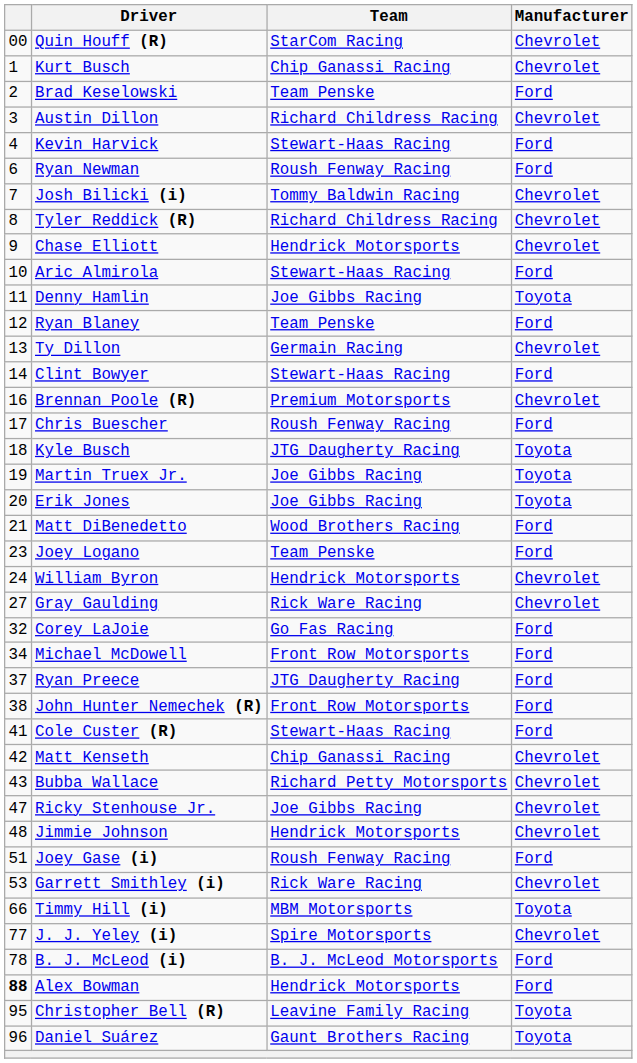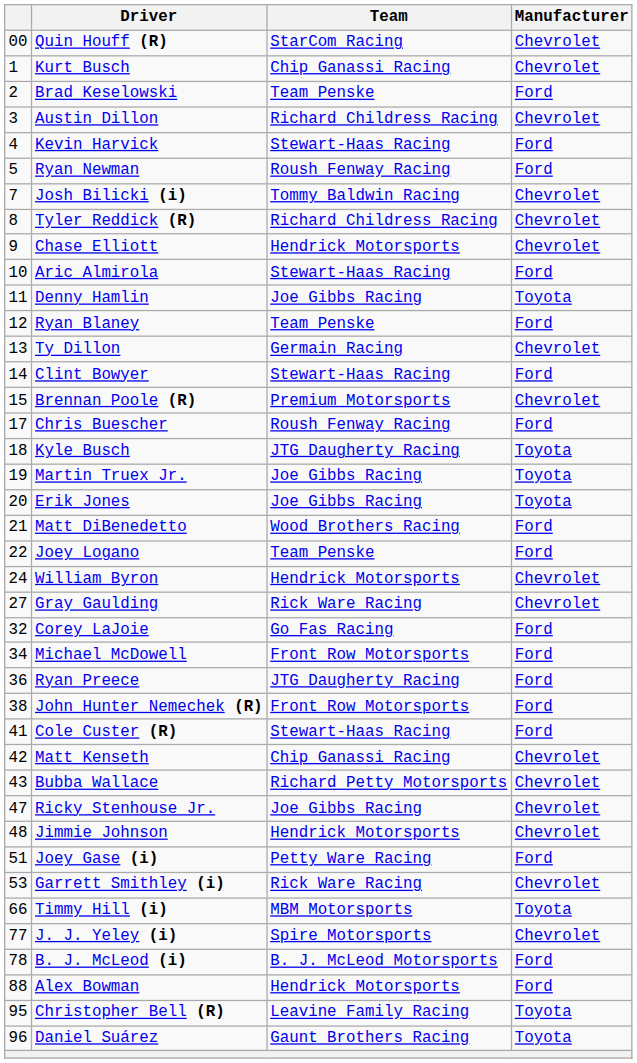(13, 171) 6 -> (13, 171) 5
(18, 401) 16 -> (18, 401) 15
(18, 554) 23 -> (18, 554) 22
(18, 681) 37 -> (18, 681) 36
(360, 860) Roush Fenway Racing -> (351, 860) Petty Ware Racing
(18, 988) bold -> (18, 988) normal
